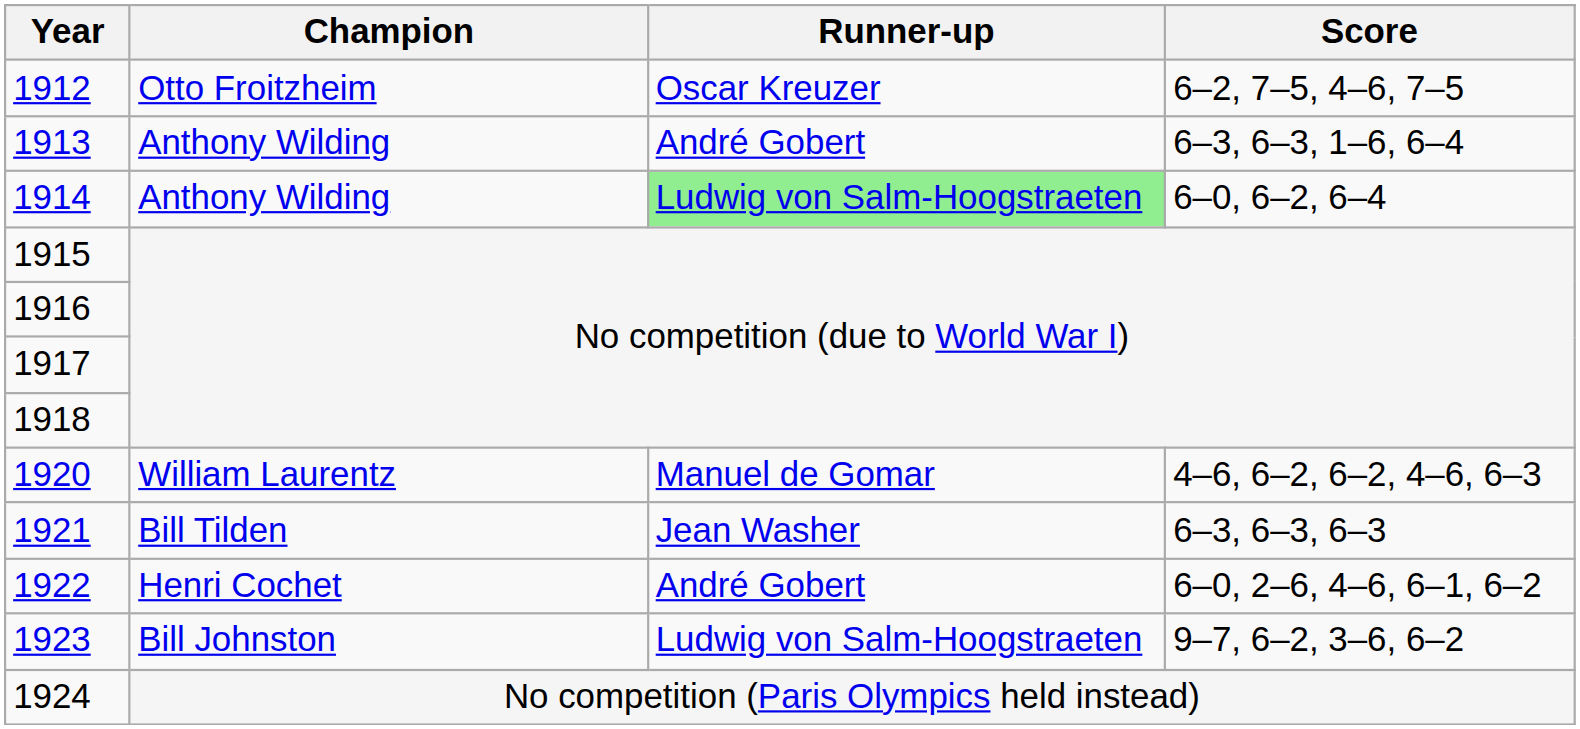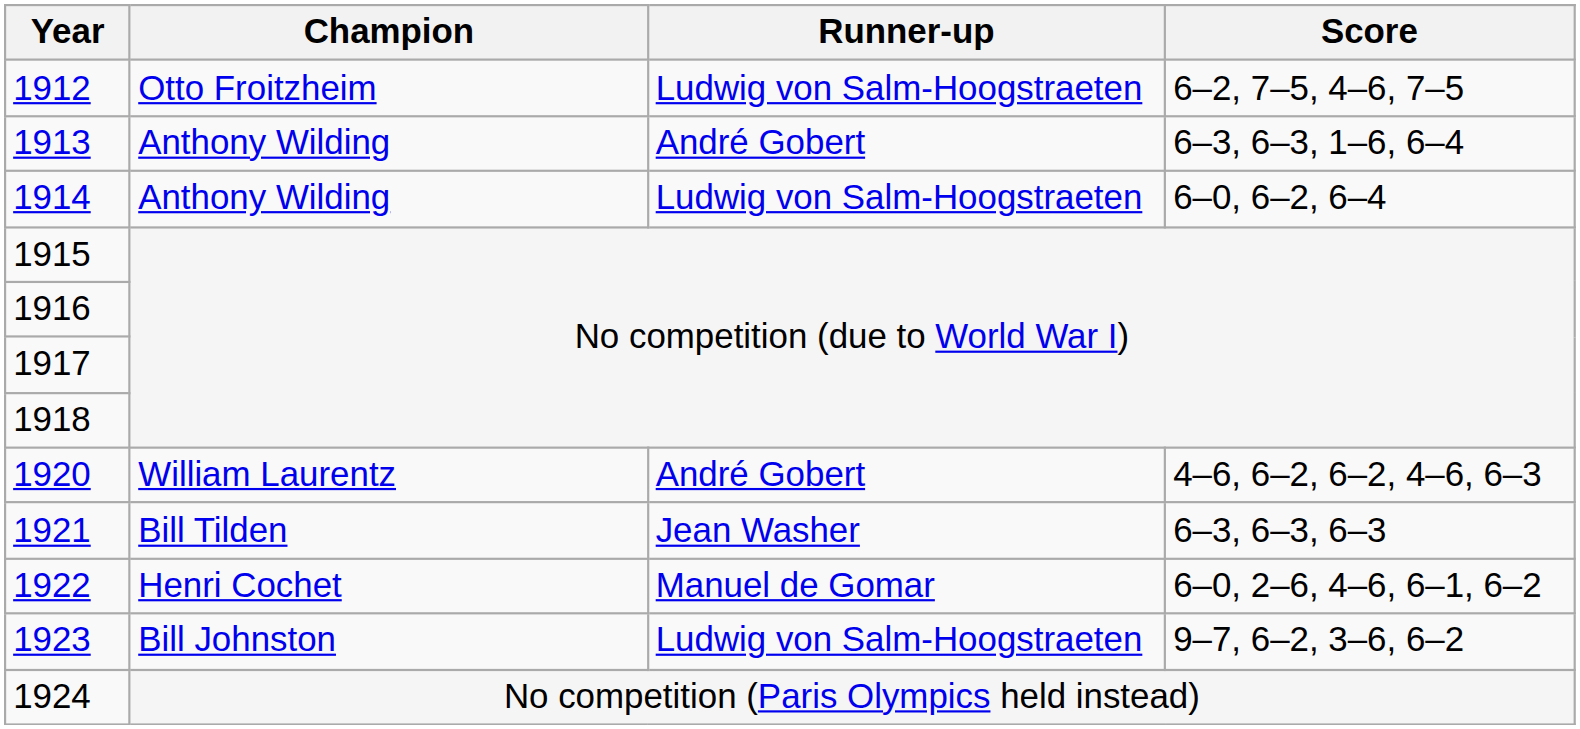(768, 87) Oscar Kreuzer -> (899, 87) Ludwig von Salm-Hoogstraeten
(899, 198) lightgreen background -> (899, 198) no background
(795, 474) Manuel de Gomar -> (760, 474) André Gobert
(760, 585) André Gobert -> (795, 585) Manuel de Gomar
